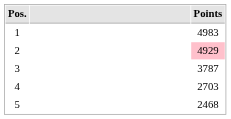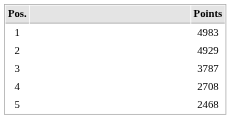(208, 50) pink background -> (208, 50) no background
(208, 86) 2703 -> (208, 86) 2708
